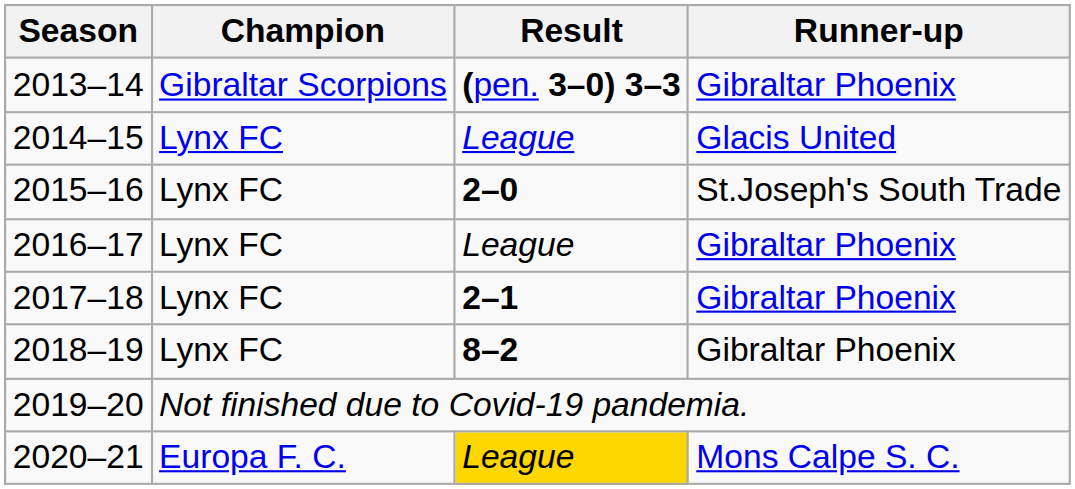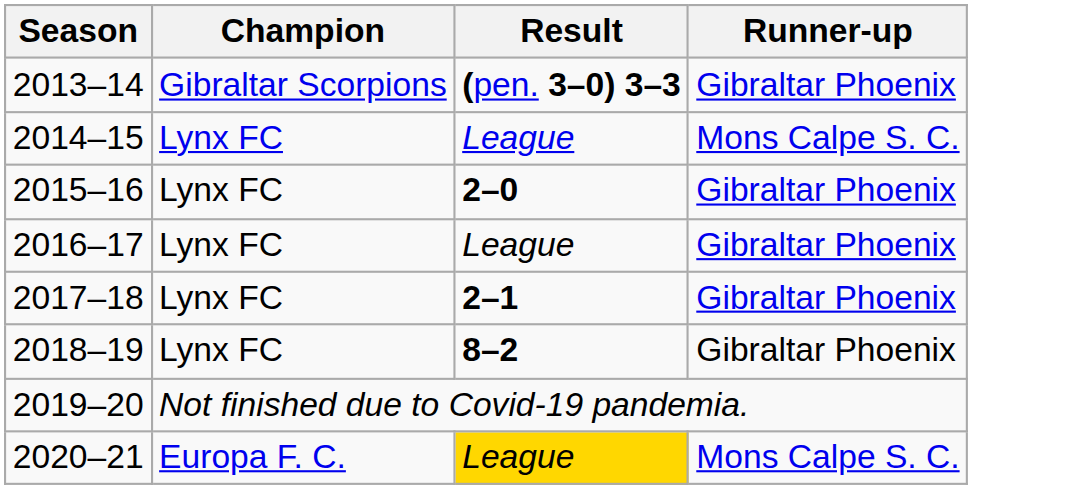(796, 137) Glacis United -> (828, 137) Mons Calpe S. C.
(879, 191) St.Joseph's South Trade -> (826, 191) Gibraltar Phoenix
